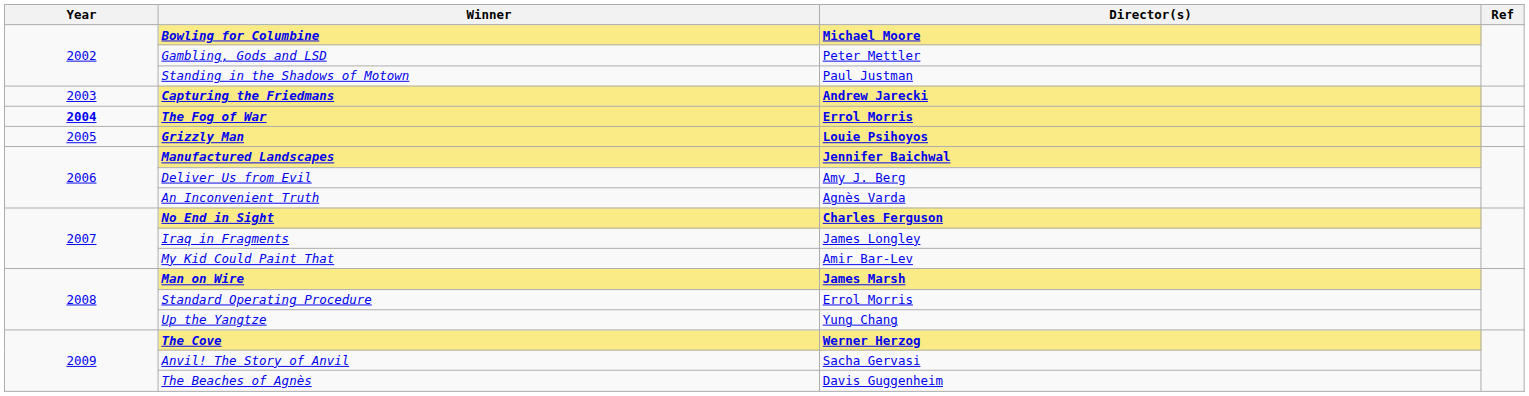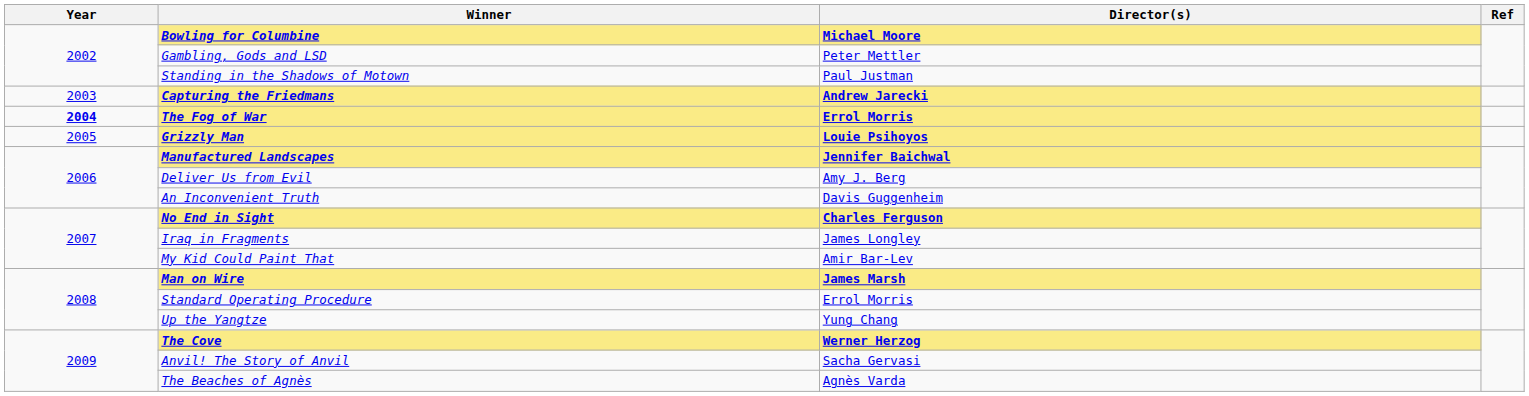(864, 198) Agnès Varda -> (883, 198) Davis Guggenheim
(883, 381) Davis Guggenheim -> (864, 381) Agnès Varda
